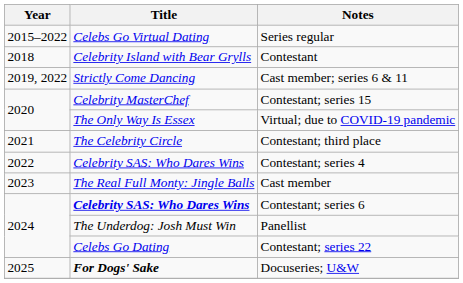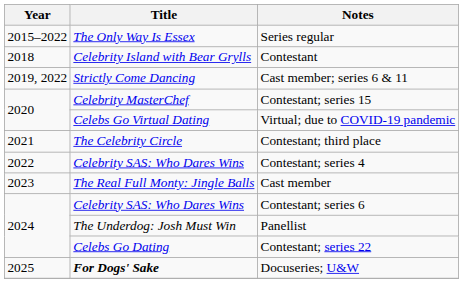(141, 36) Celebs Go Virtual Dating -> (134, 36) The Only Way Is Essex
(134, 120) The Only Way Is Essex -> (141, 120) Celebs Go Virtual Dating
(161, 204) bold -> (159, 204) normal
